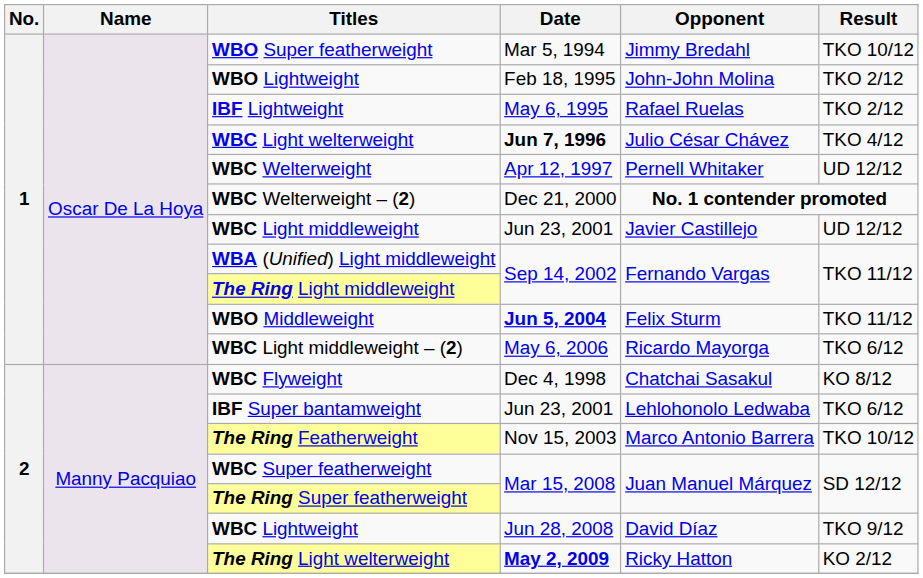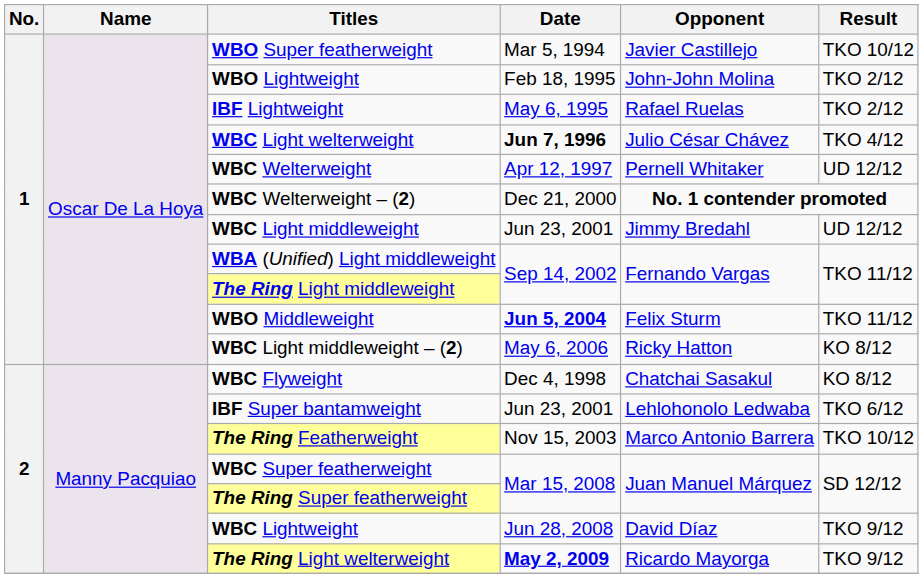(688, 49) Jimmy Bredahl -> (691, 49) Javier Castillejo
(691, 229) Javier Castillejo -> (688, 229) Jimmy Bredahl
(697, 348) Ricardo Mayorga -> (679, 348) Ricky Hatton
(863, 348) TKO 6/12 -> (857, 348) KO 8/12
(679, 558) Ricky Hatton -> (697, 558) Ricardo Mayorga
(857, 558) KO 2/12 -> (863, 558) TKO 9/12
